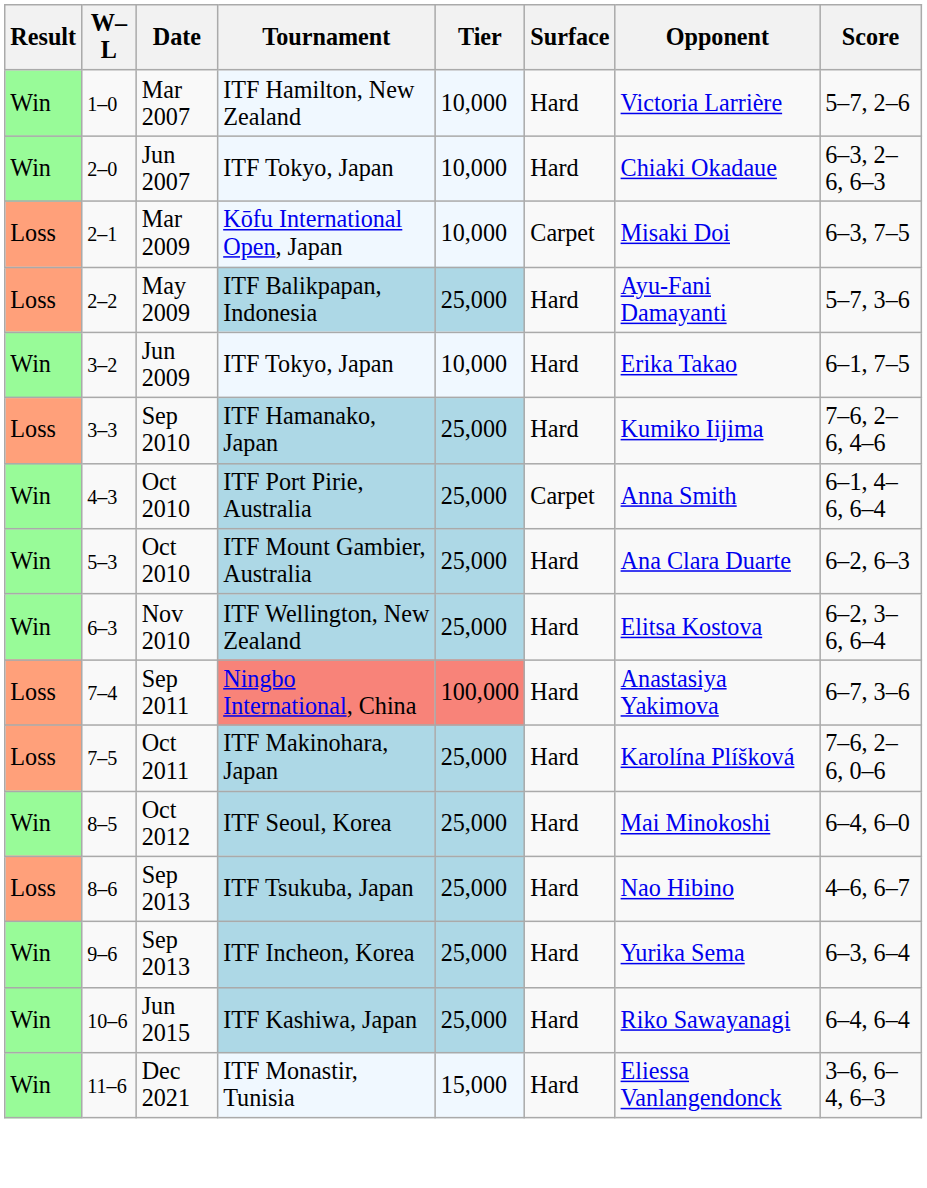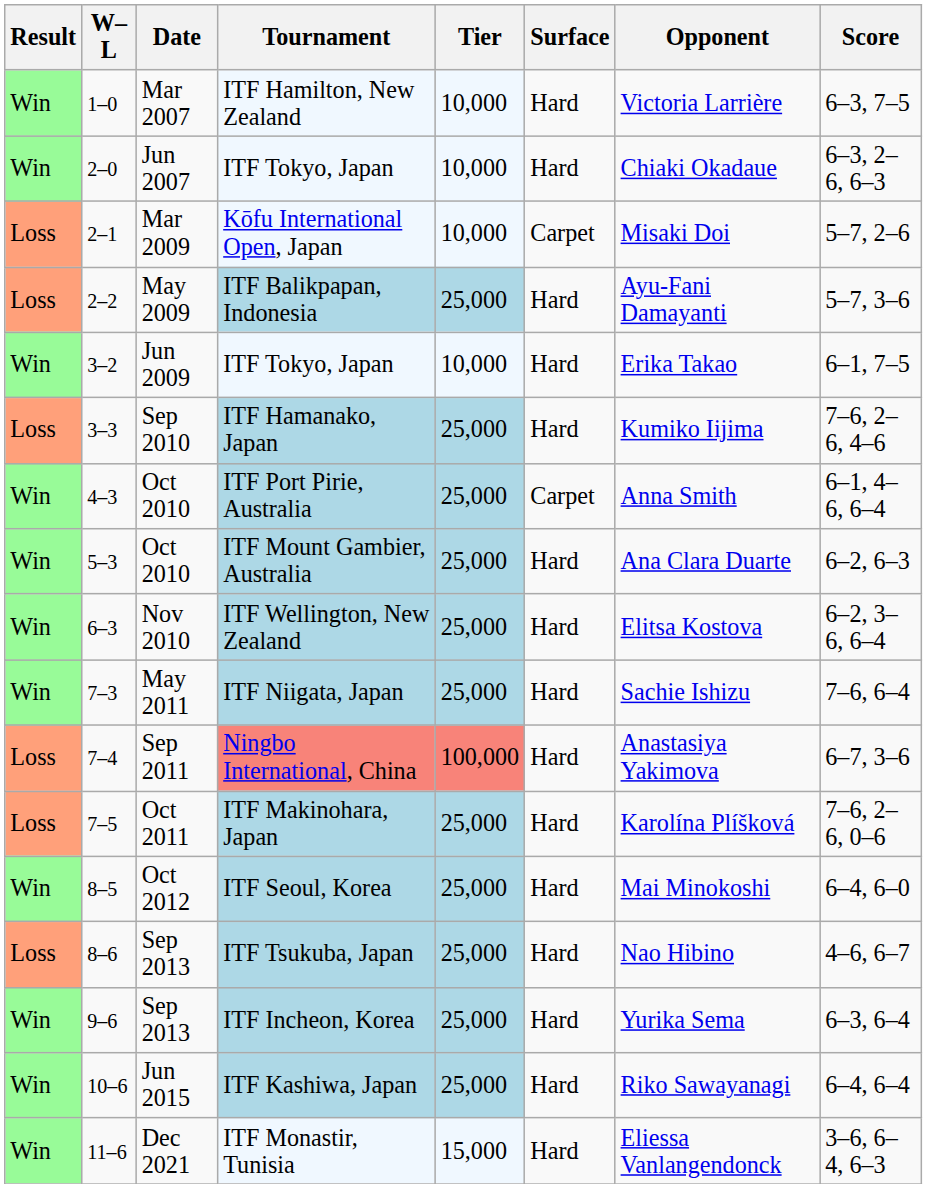(868, 102) 5–7, 2–6 -> (868, 102) 6–3, 7–5
(868, 233) 6–3, 7–5 -> (868, 233) 5–7, 2–6
+ row: (102, 693)
